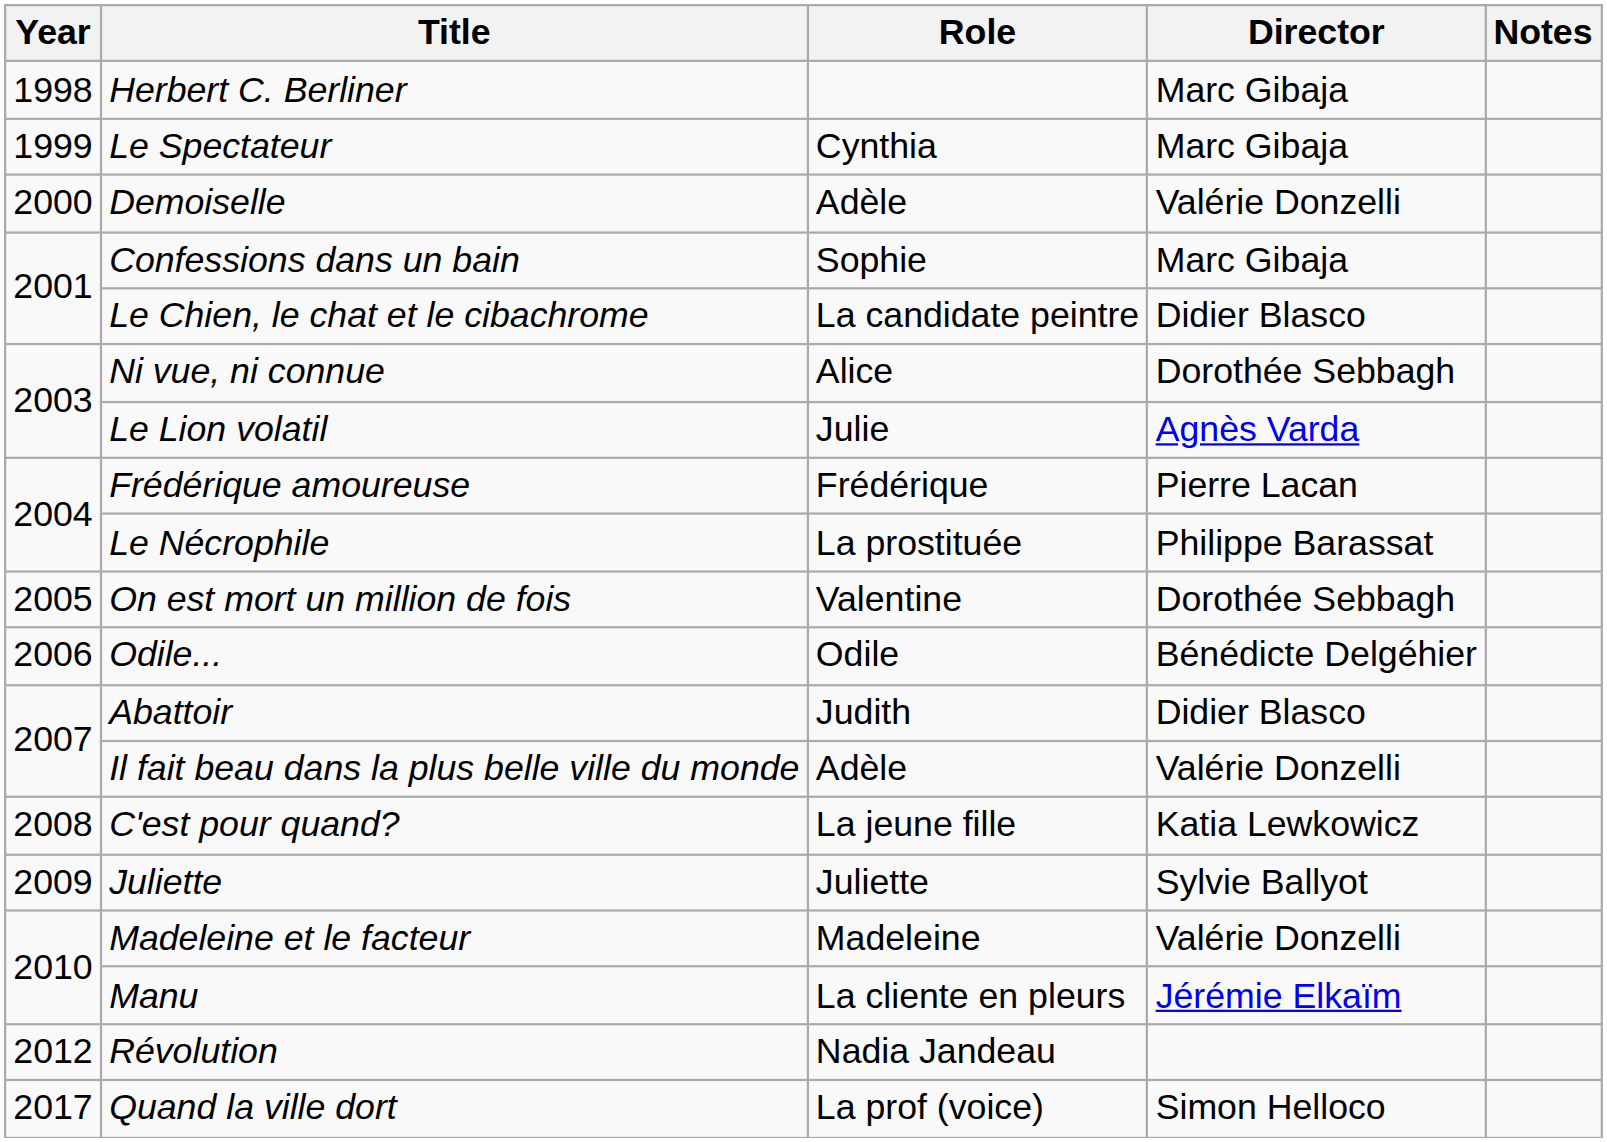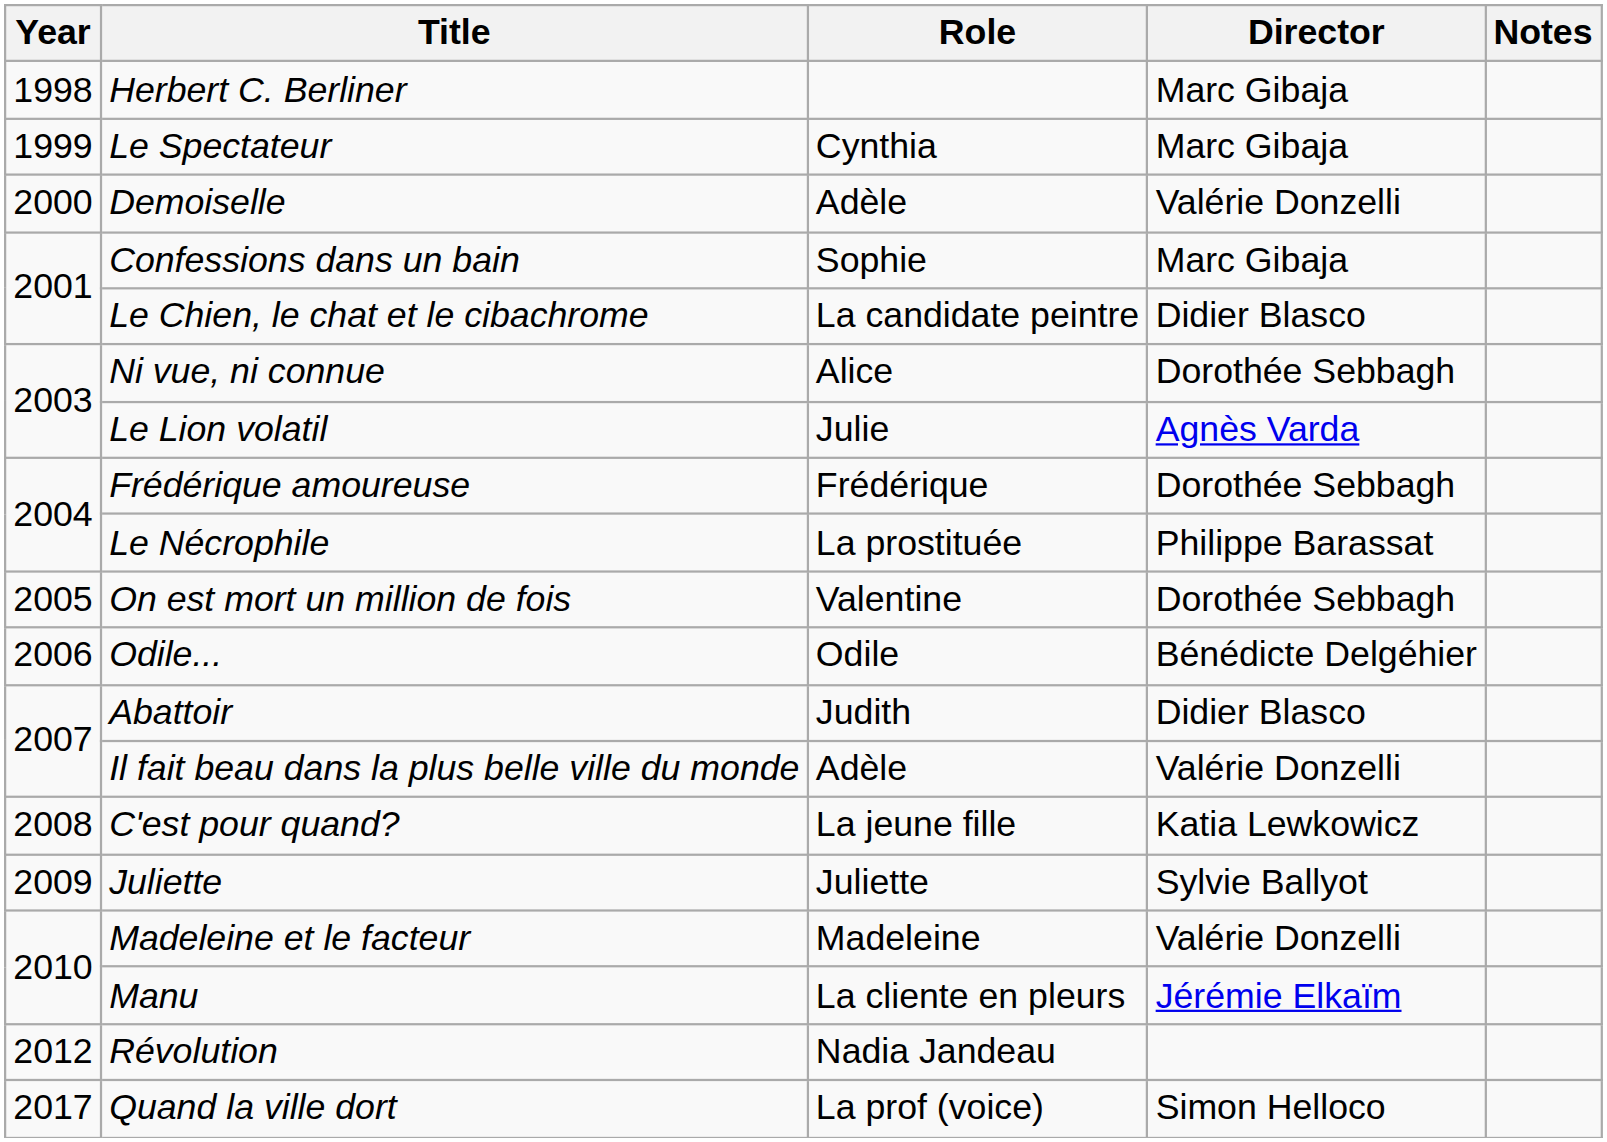(1257, 485) Pierre Lacan -> (1305, 485) Dorothée Sebbagh
